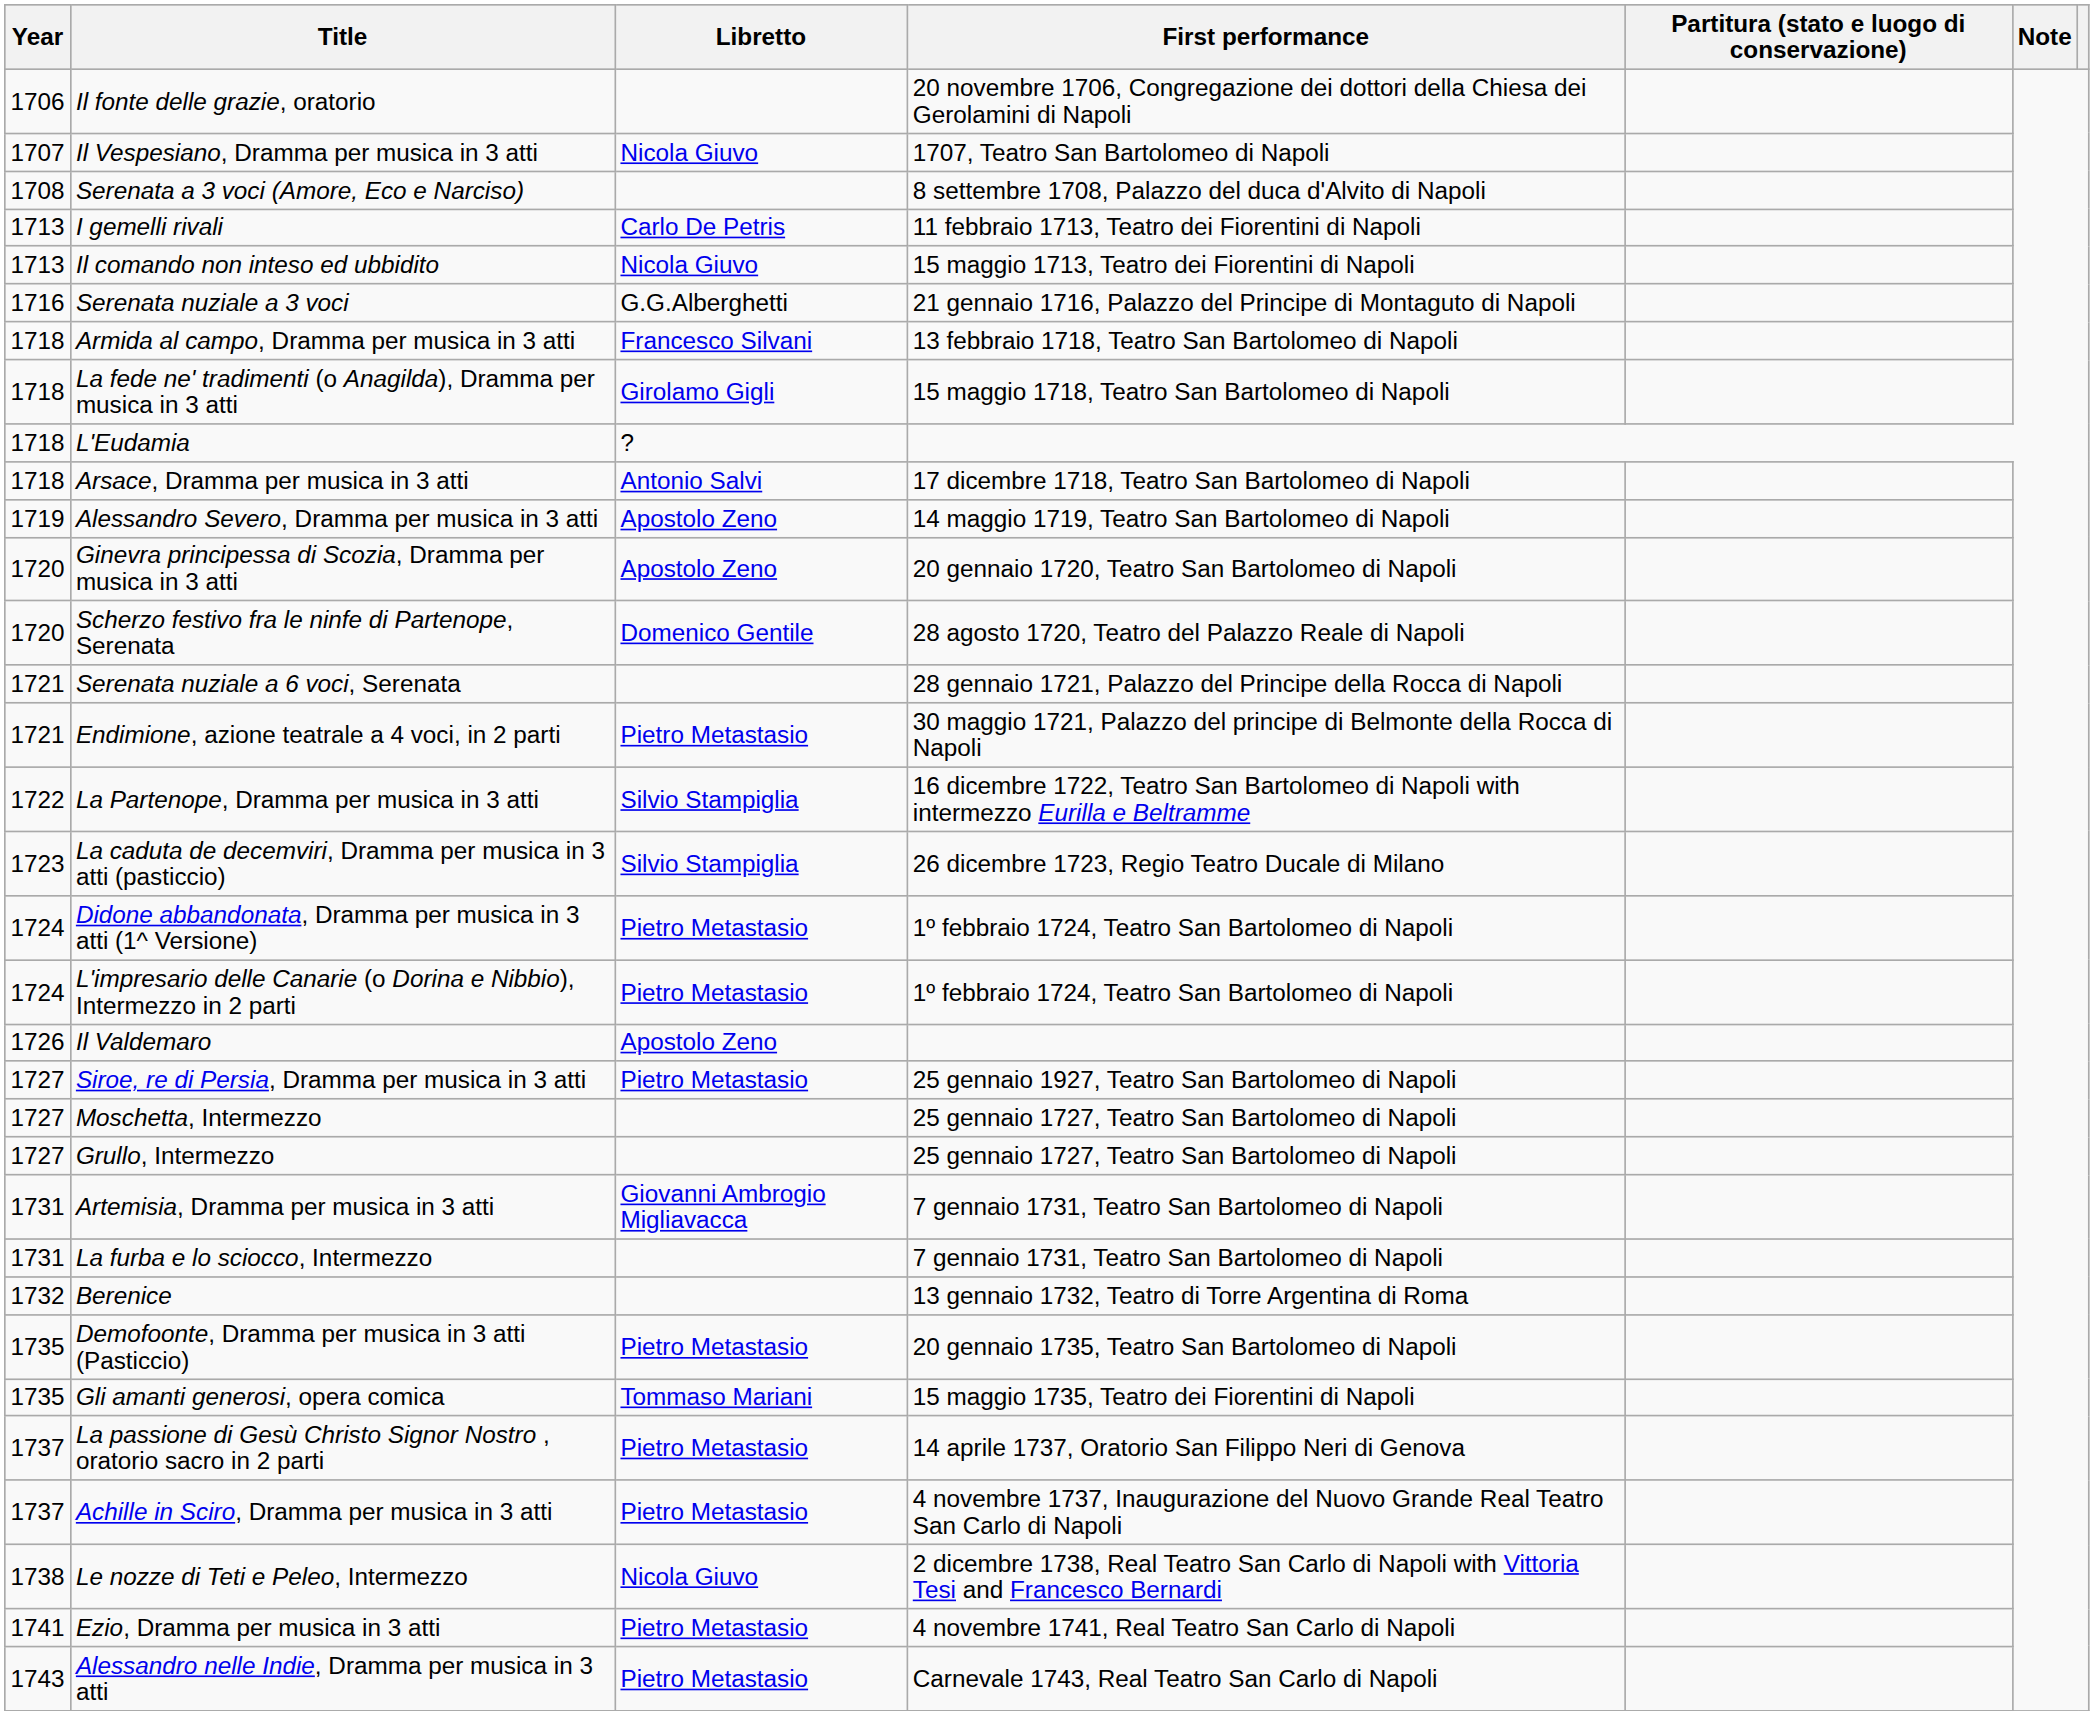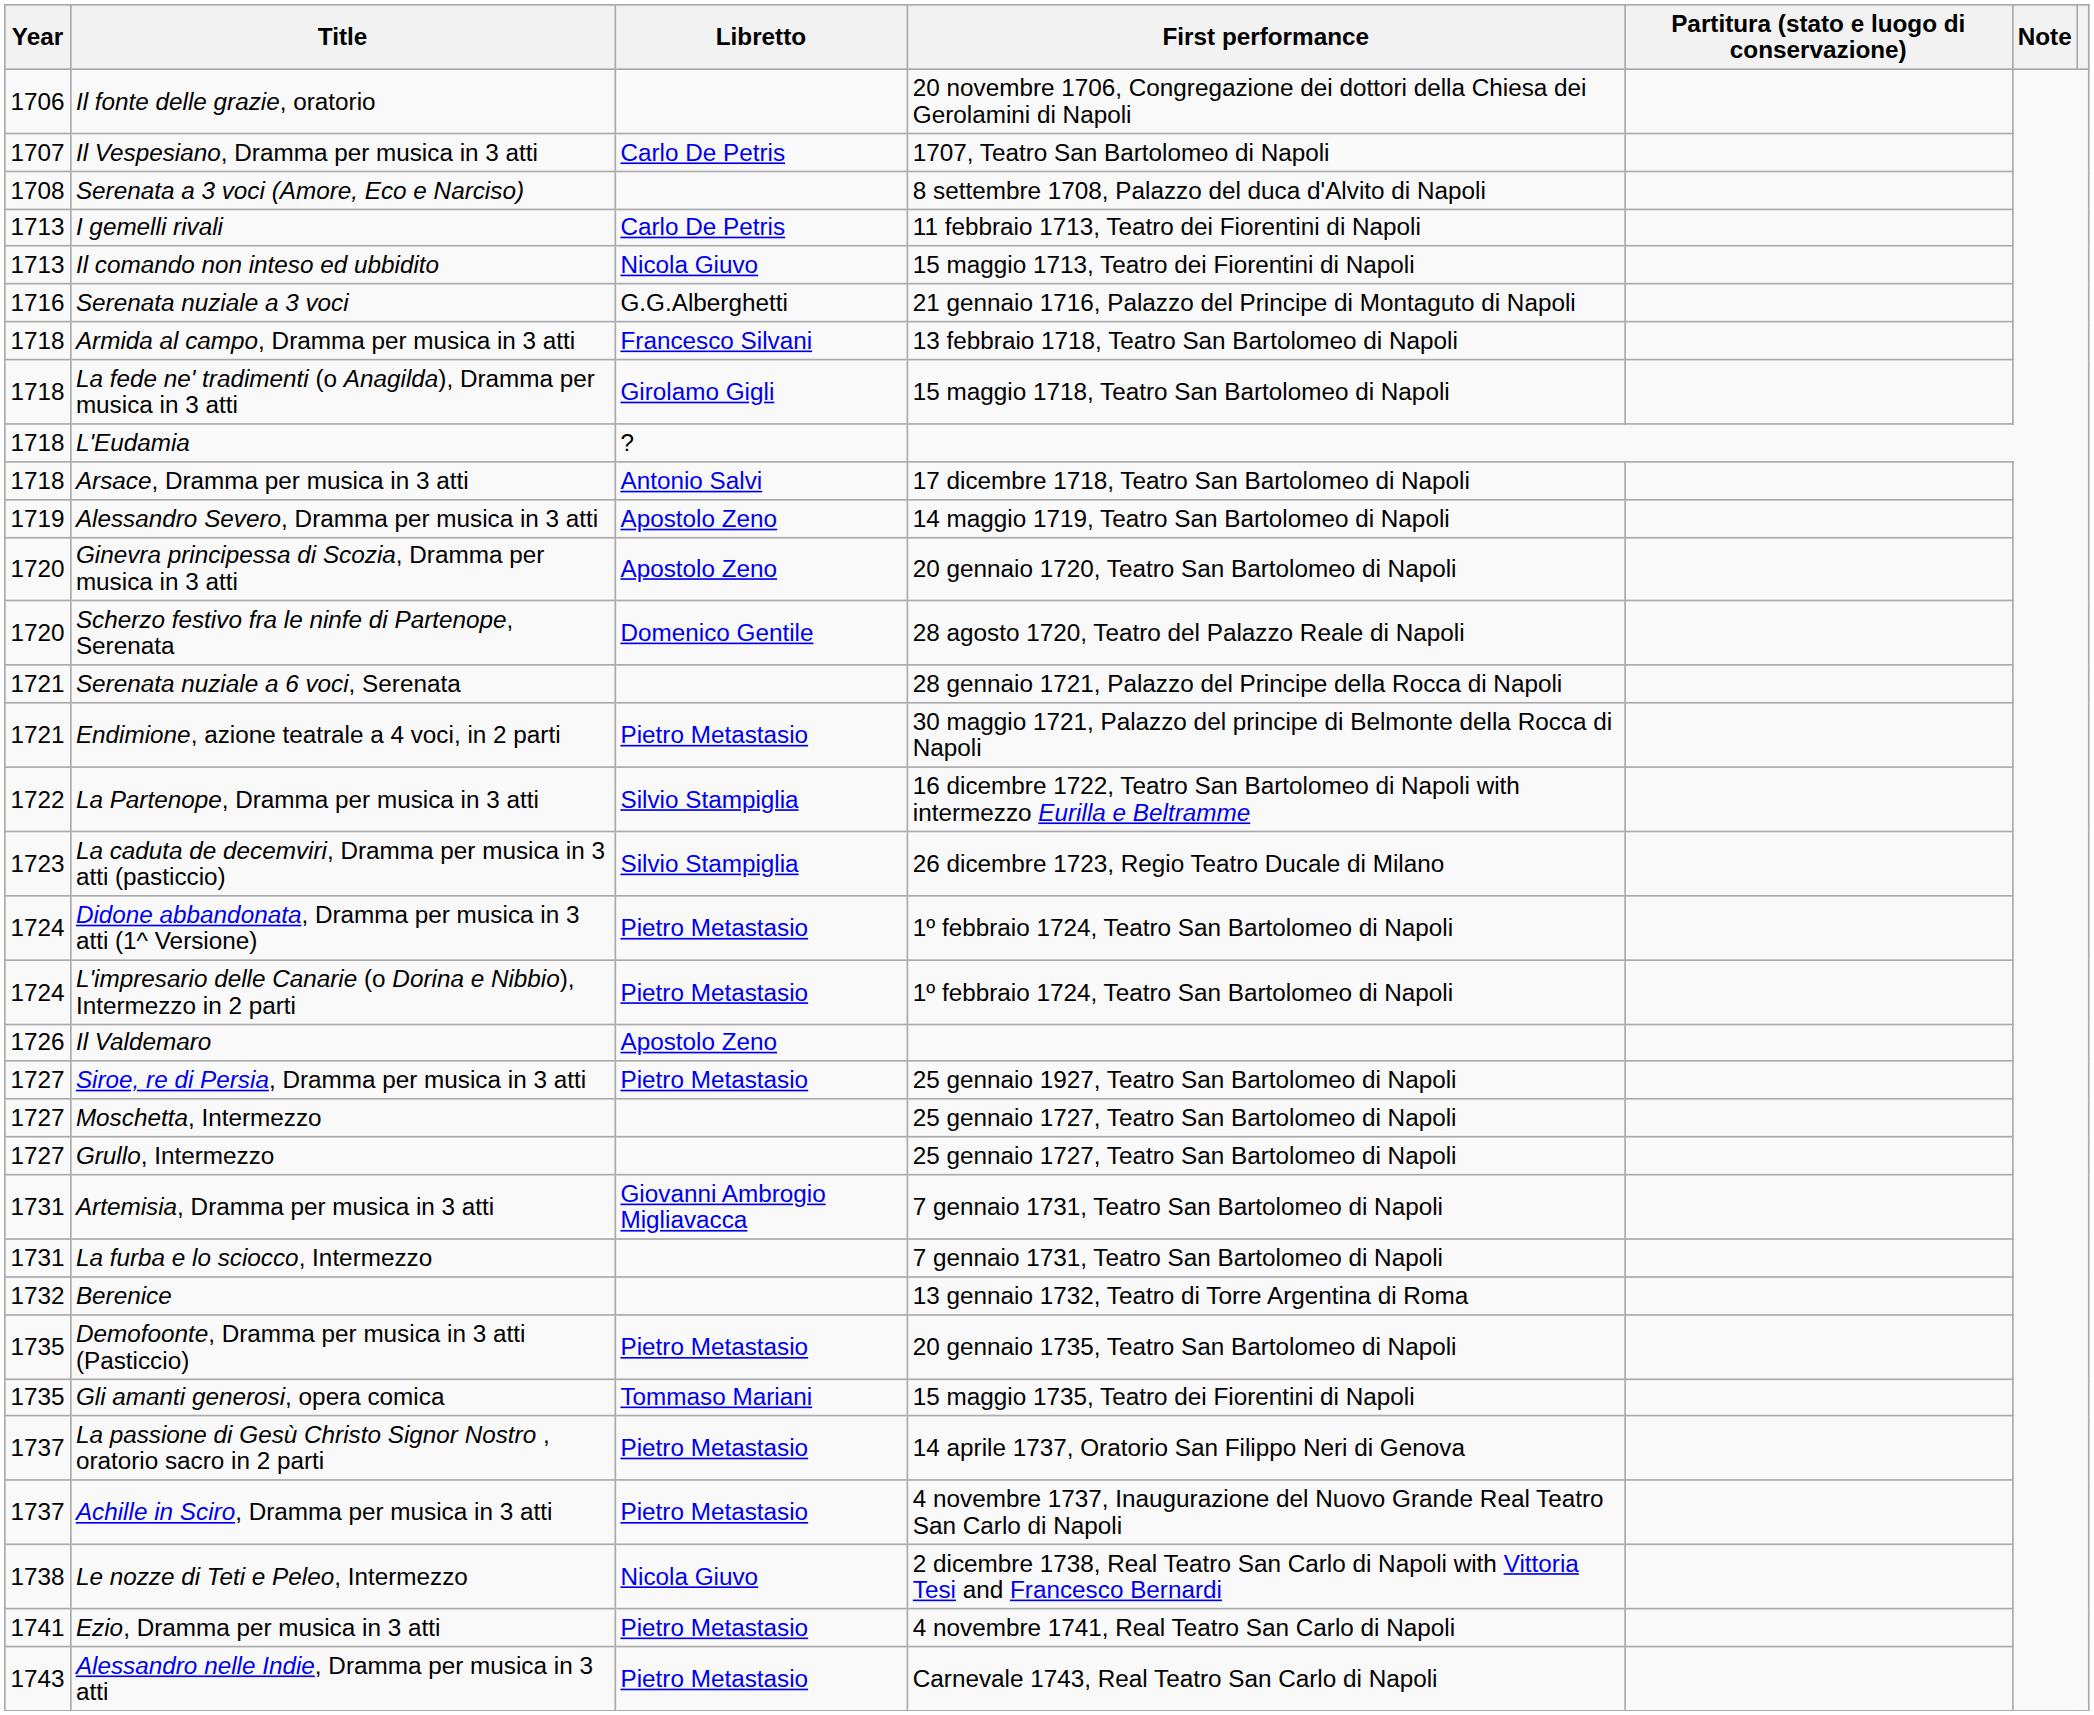(689, 152) Nicola Giuvo -> (703, 152) Carlo De Petris
